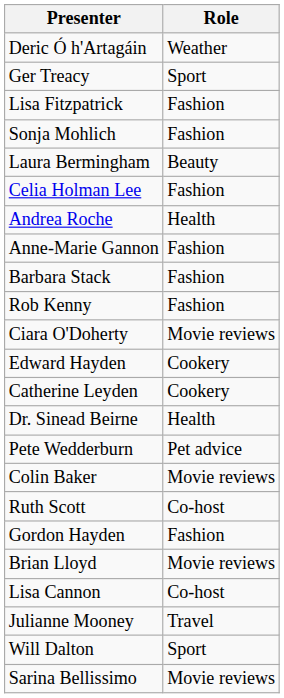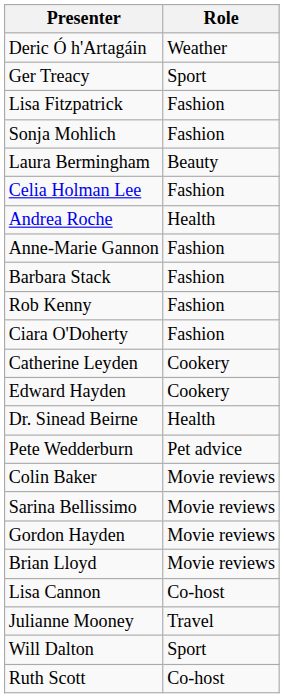(221, 334) Movie reviews -> (196, 334) Fashion
rows swapped: (73, 391) <-> (67, 362)
rows swapped: (73, 678) <-> (47, 506)
(196, 534) Fashion -> (221, 534) Movie reviews
